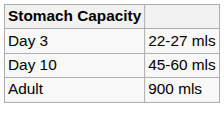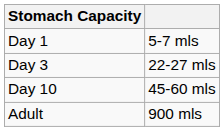+ row: (28, 41)
